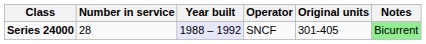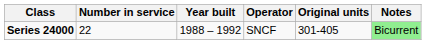(85, 30) 28 -> (85, 30) 22
(210, 30) lavender background -> (210, 30) no background
